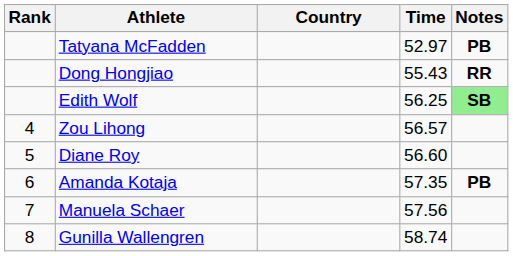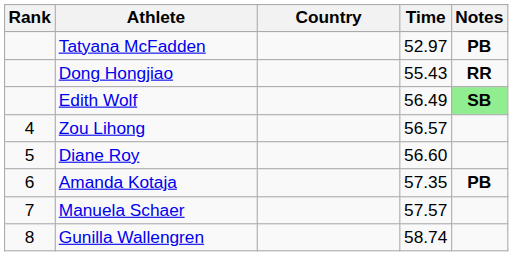(426, 100) 56.25 -> (426, 100) 56.49
(426, 210) 57.56 -> (426, 210) 57.57
